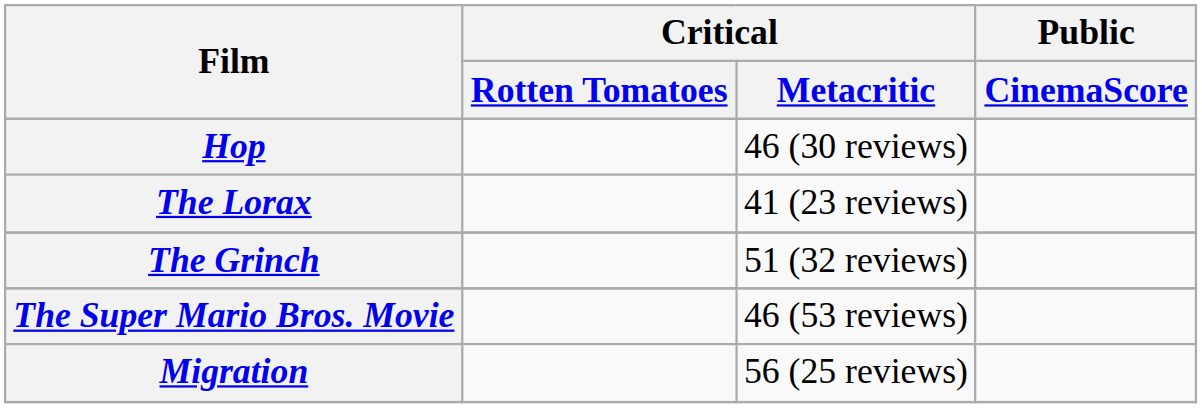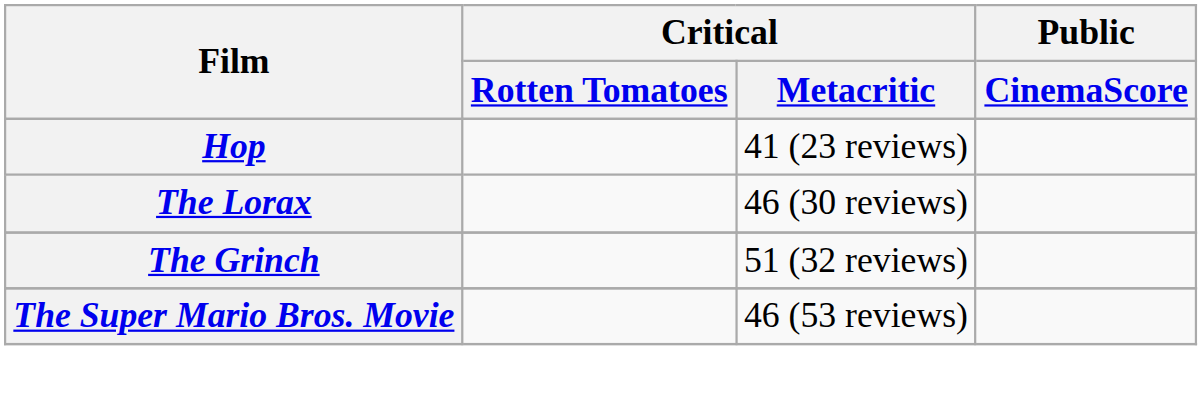(856, 145) 46 (30 reviews) -> (856, 145) 41 (23 reviews)
(856, 202) 41 (23 reviews) -> (856, 202) 46 (30 reviews)
- row: (234, 372)
